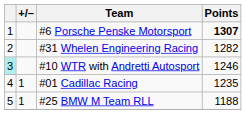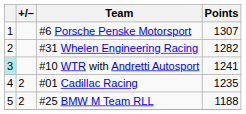(226, 31) bold -> (226, 31) normal
(226, 66) 1246 -> (226, 66) 1241
(21, 84) 1 -> (21, 84) 2
(21, 101) 1 -> (21, 101) 2
